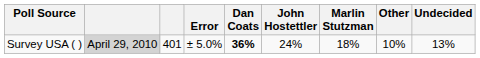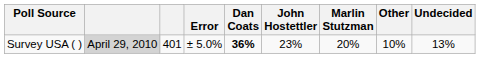(291, 44) 24% -> (291, 44) 23%
(348, 44) 18% -> (348, 44) 20%
